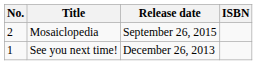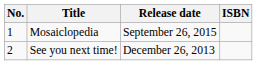(10, 32) 2 -> (10, 32) 1
(10, 50) 1 -> (10, 50) 2
